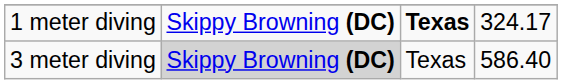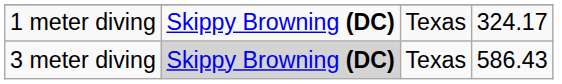(437, 22) bold -> (436, 22) normal
(516, 59) 586.40 -> (512, 59) 586.43
